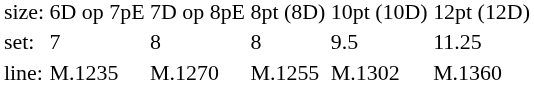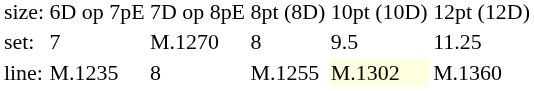(156, 42) 8 -> (184, 42) M.1270
(184, 72) M.1270 -> (156, 72) 8
(365, 72) no background -> (365, 72) lightyellow background
